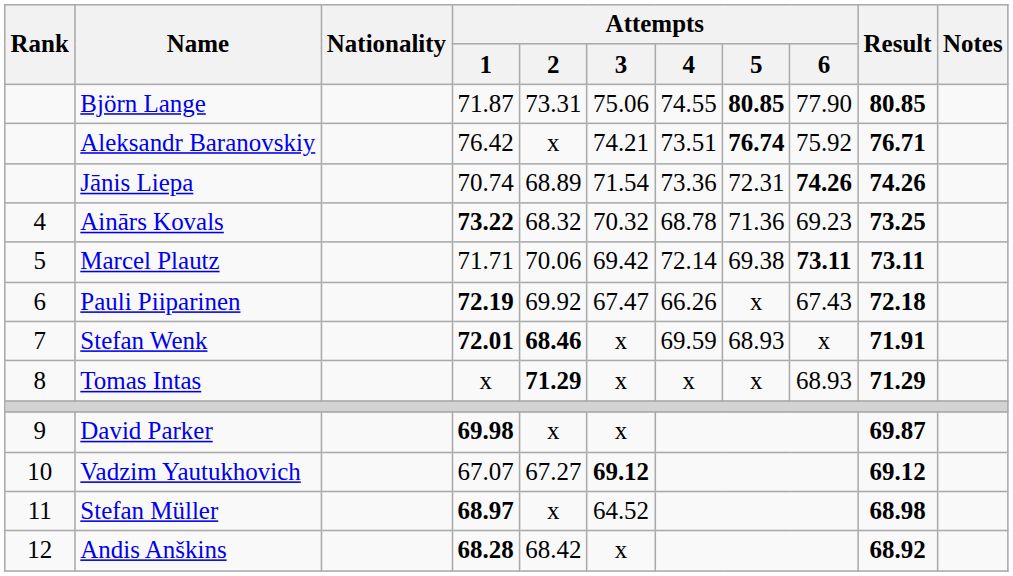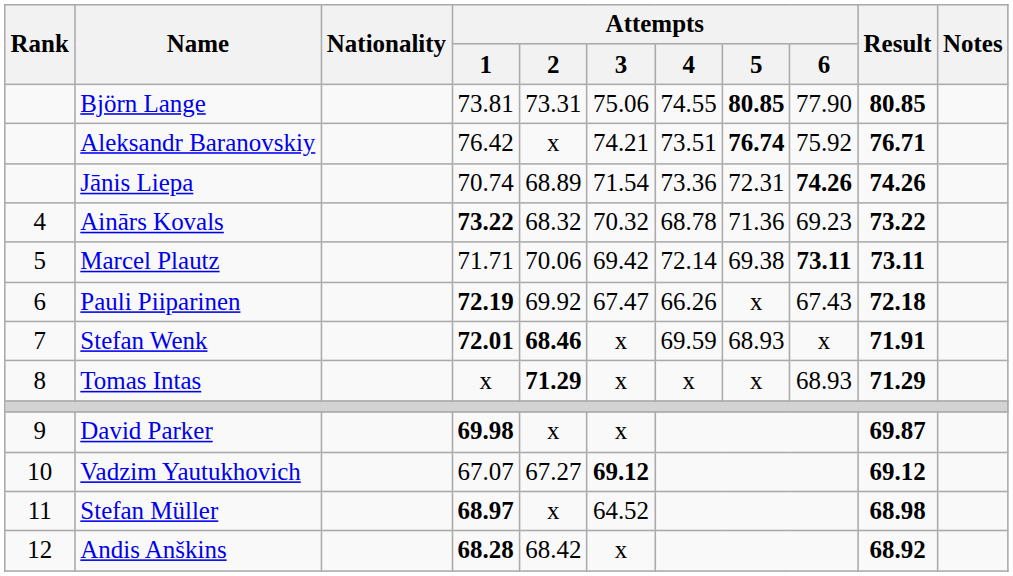(486, 103) 71.87 -> (486, 103) 73.81
(898, 222) 73.25 -> (898, 222) 73.22
